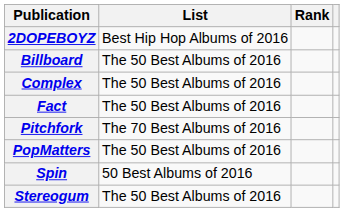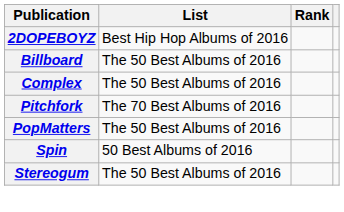- row: (52, 106)
